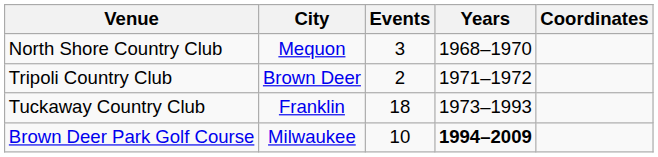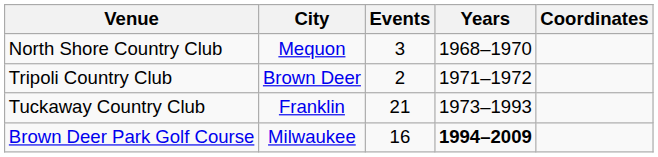(400, 107) 18 -> (400, 107) 21
(400, 136) 10 -> (400, 136) 16
